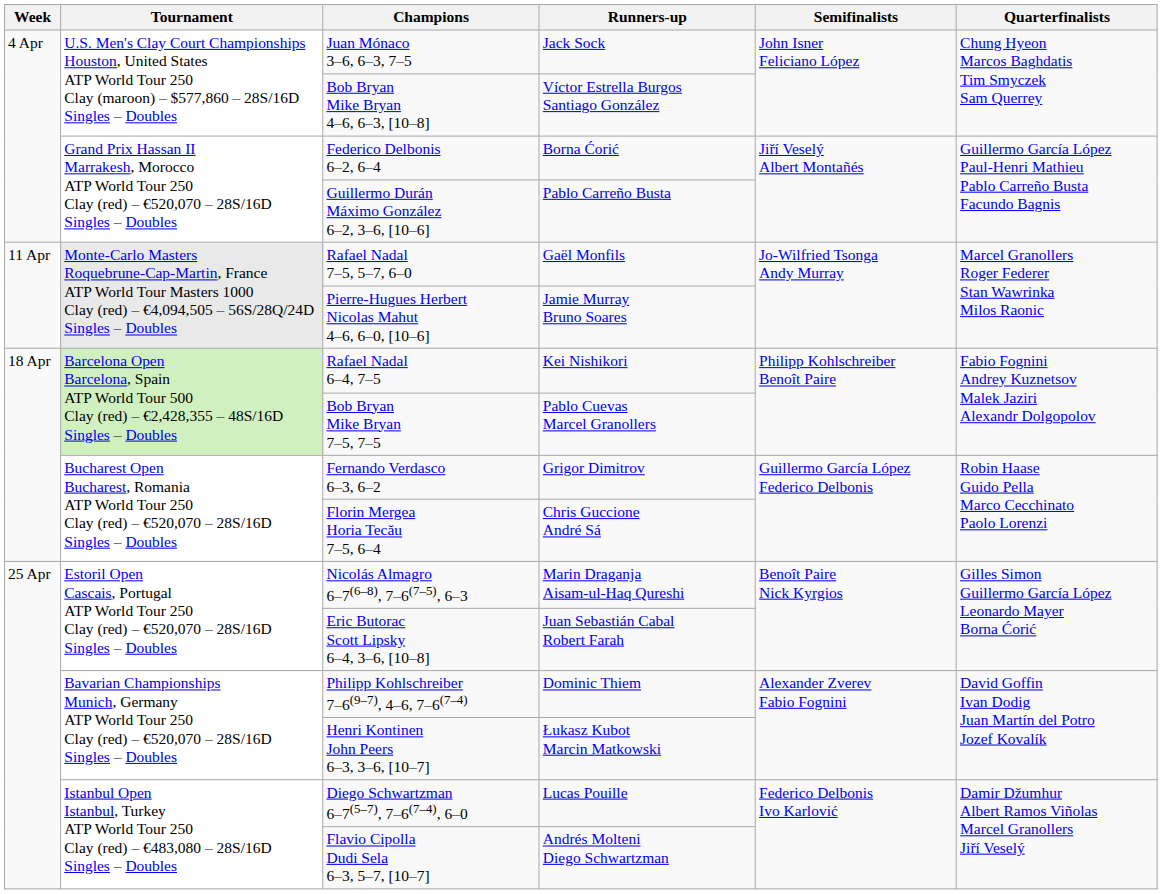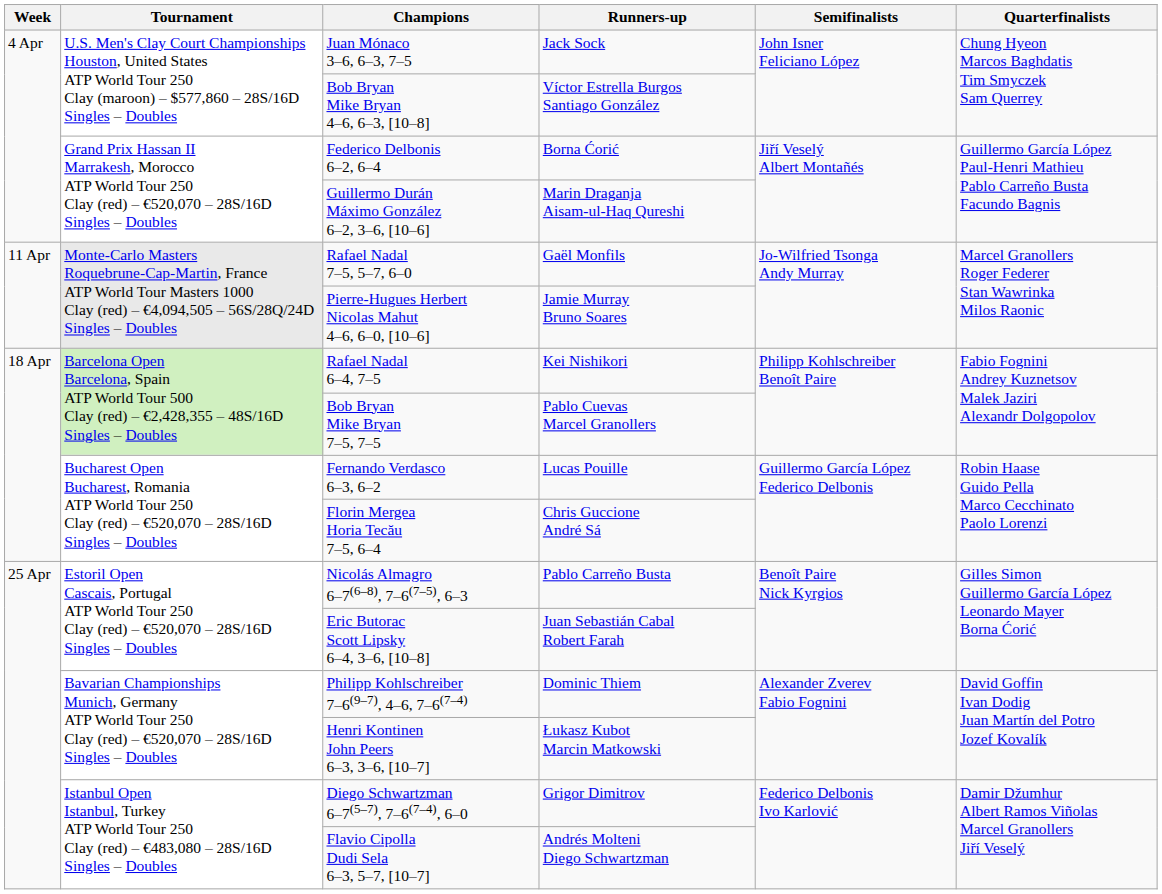(607, 193) Pablo Carreño Busta -> (614, 202) Marin Draganja Aisam-ul-Haq Qureshi
(594, 467) Grigor Dimitrov -> (585, 467) Lucas Pouille
(614, 583) Marin Draganja Aisam-ul-Haq Qureshi -> (607, 574) Pablo Carreño Busta
(585, 792) Lucas Pouille -> (594, 792) Grigor Dimitrov
